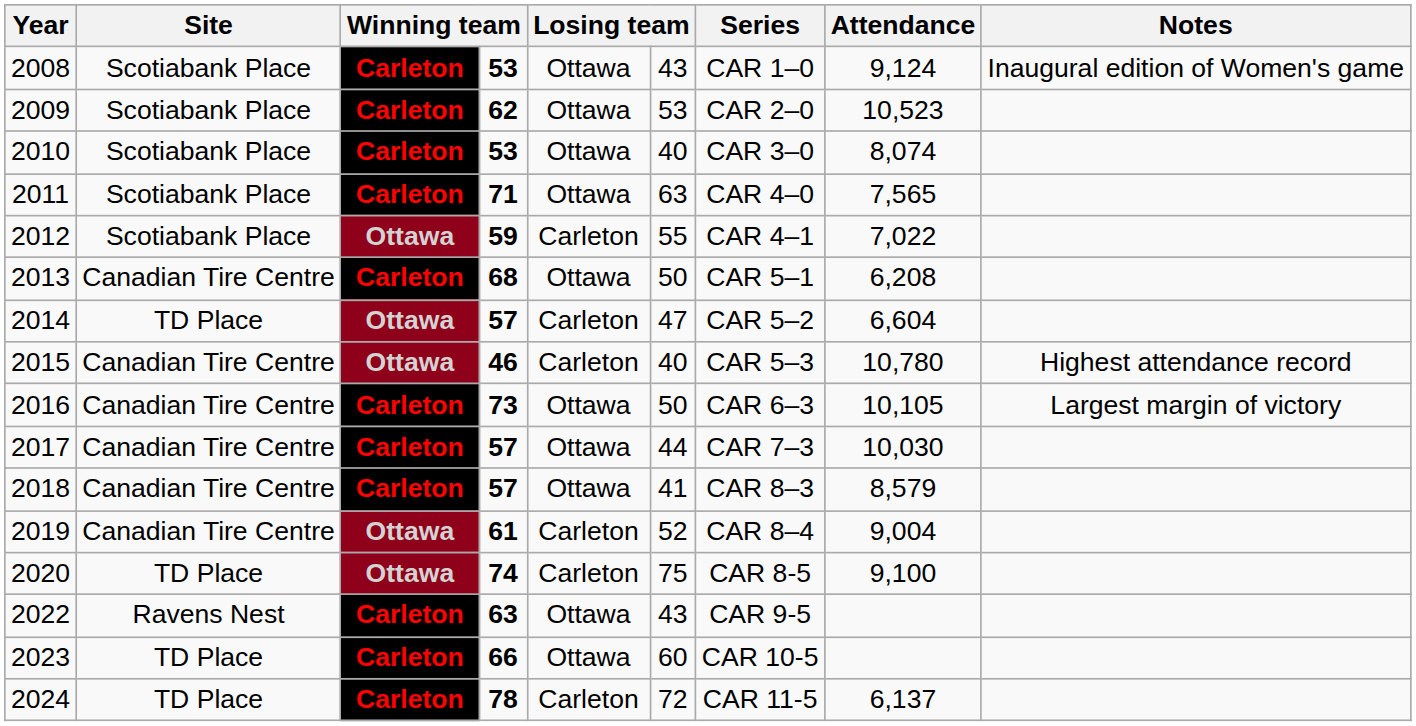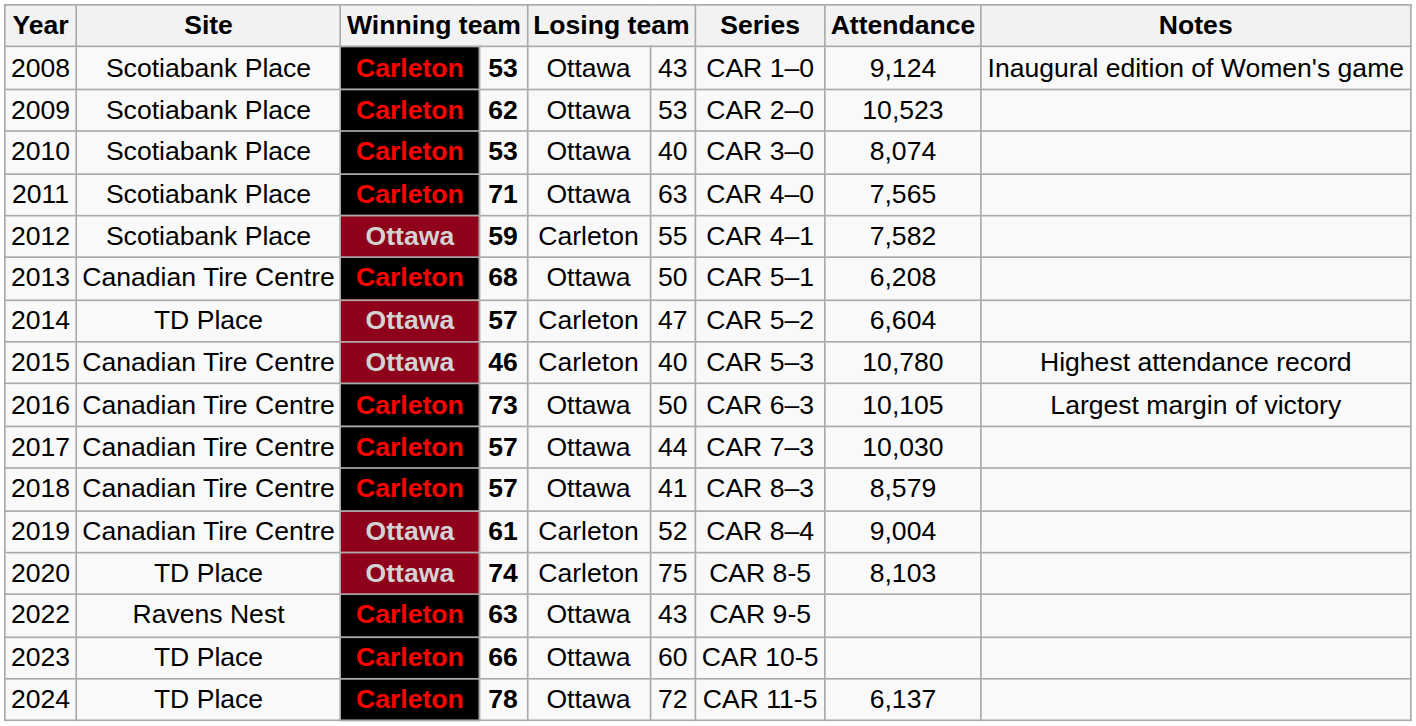(903, 236) 7,022 -> (903, 236) 7,582
(903, 573) 9,100 -> (903, 573) 8,103
(589, 699) Carleton -> (589, 699) Ottawa
